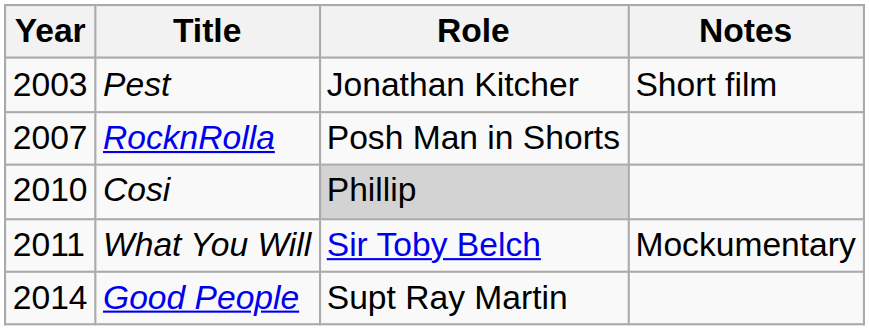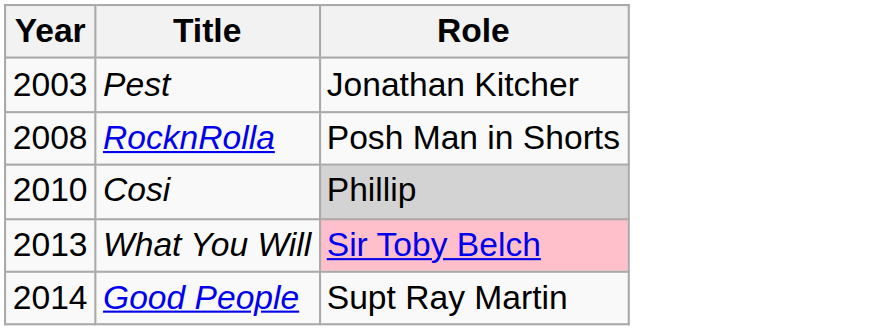- column: (746, 31)
(50, 137) 2007 -> (50, 137) 2008
(49, 244) 2011 -> (50, 244) 2013
(434, 244) no background -> (434, 244) pink background
